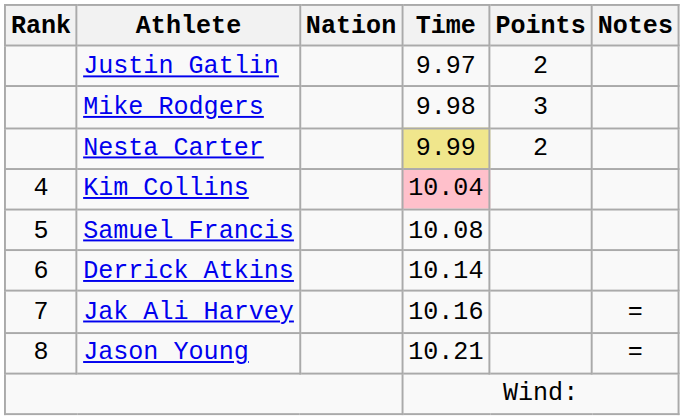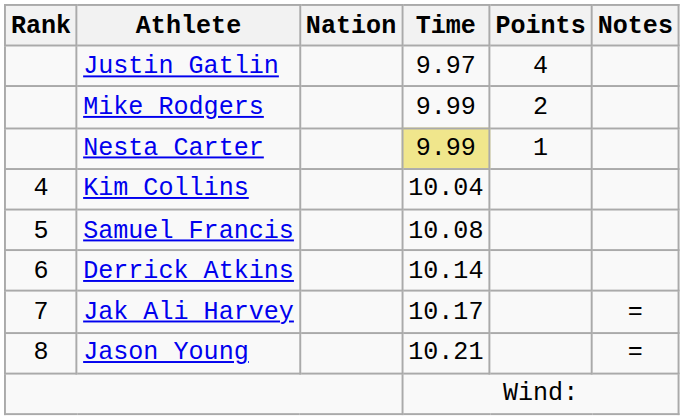(541, 66) 2 -> (541, 66) 4
(446, 107) 9.98 -> (446, 107) 9.99
(541, 107) 3 -> (541, 107) 2
(541, 148) 2 -> (541, 148) 1
(446, 189) pink background -> (446, 189) no background
(446, 312) 10.16 -> (446, 312) 10.17
